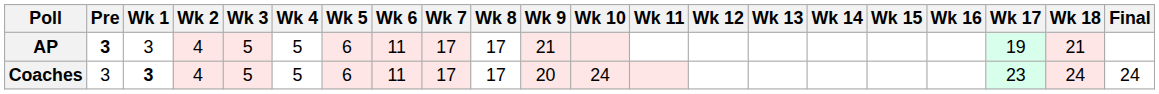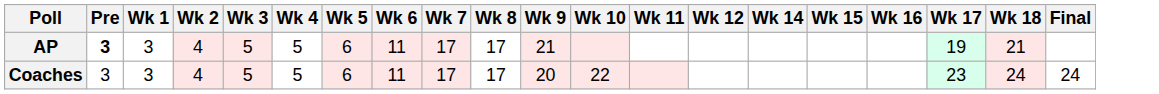- column: (778, 18)
(148, 74) bold -> (148, 74) normal
(600, 74) 24 -> (600, 74) 22
